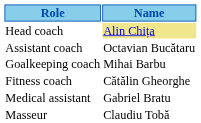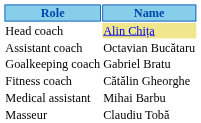(134, 64) Mihai Barbu -> (137, 64) Gabriel Bratu
(137, 98) Gabriel Bratu -> (134, 98) Mihai Barbu
